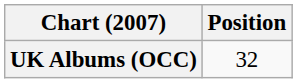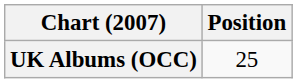(247, 58) 32 -> (247, 58) 25
